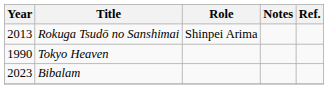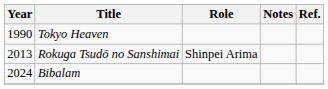rows swapped: (73, 53) <-> (109, 34)
(20, 73) 2023 -> (20, 73) 2024
